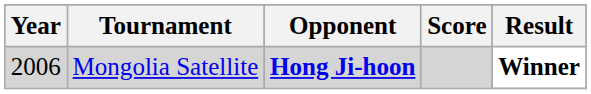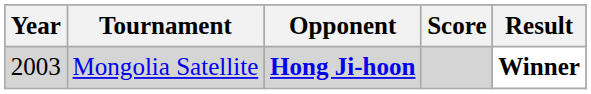(36, 66) 2006 -> (36, 66) 2003
